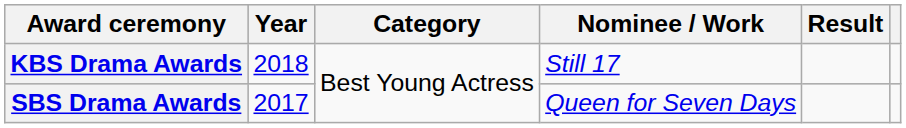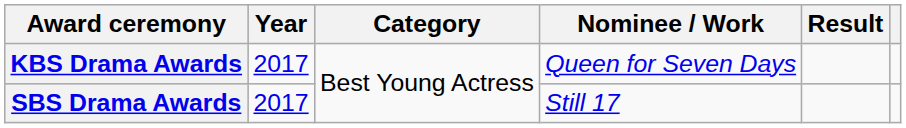(281, 63) 2018 -> (281, 63) 2017
(582, 63) Still 17 -> (671, 63) Queen for Seven Days
(671, 102) Queen for Seven Days -> (582, 102) Still 17
